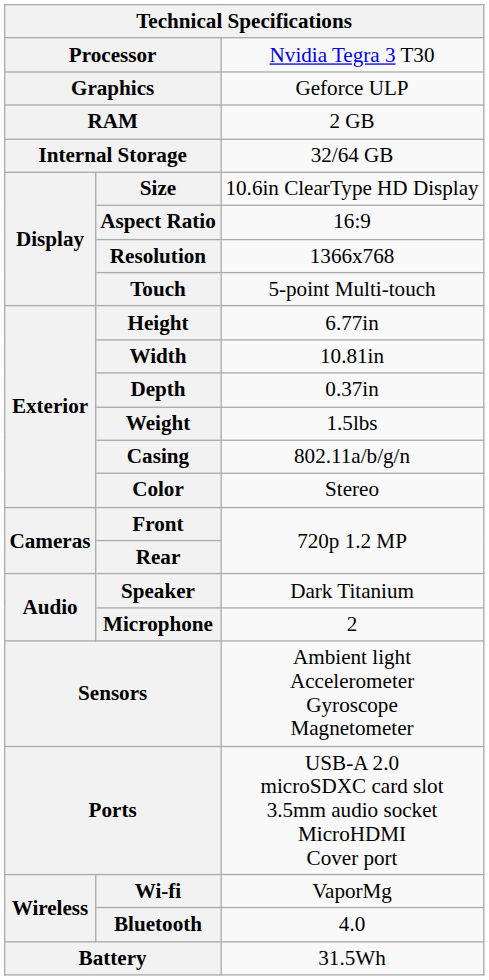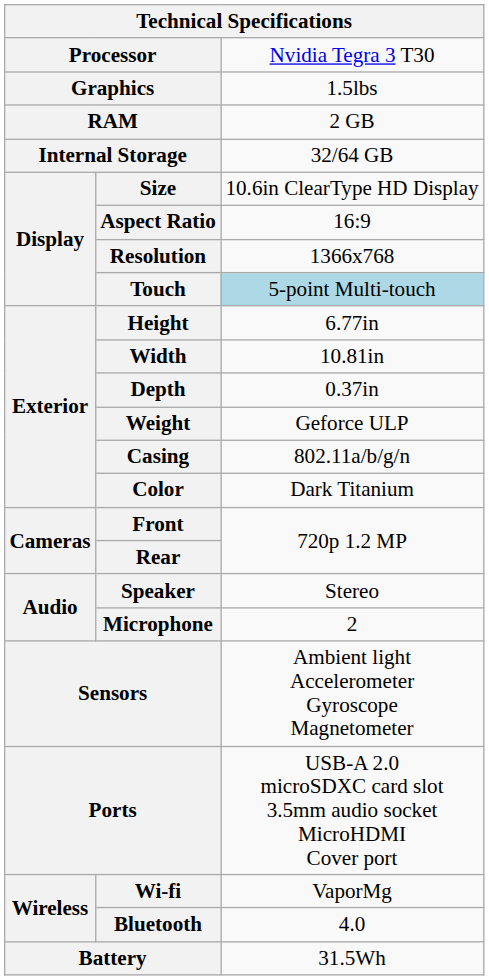(352, 88) Geforce ULP -> (352, 88) 1.5lbs
(352, 289) no background -> (352, 289) lightblue background
(352, 423) 1.5lbs -> (352, 423) Geforce ULP
(352, 490) Stereo -> (352, 490) Dark Titanium
(352, 590) Dark Titanium -> (352, 590) Stereo
